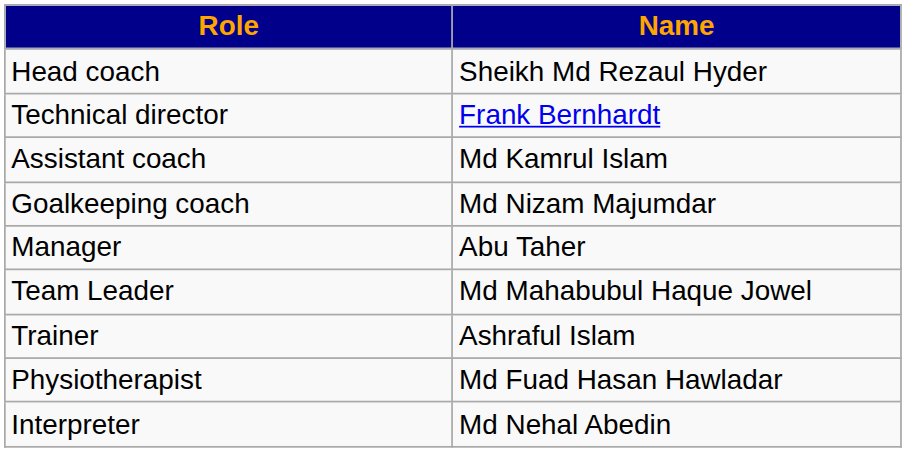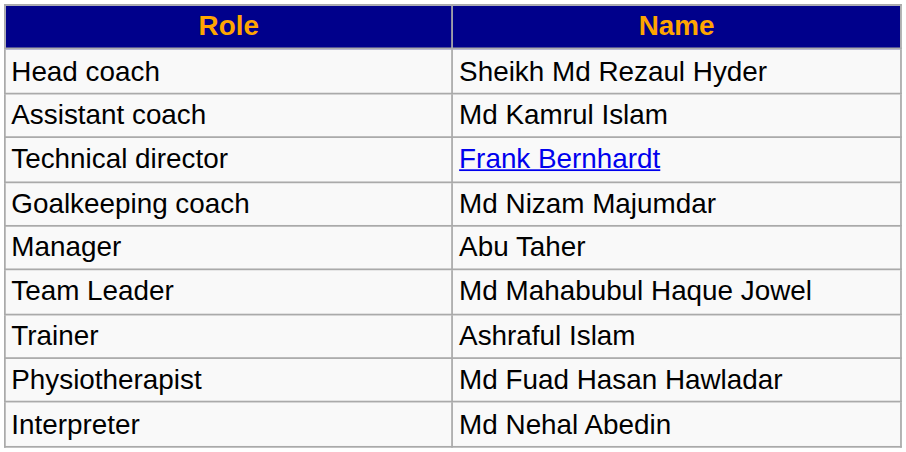rows swapped: (120, 114) <-> (109, 159)
